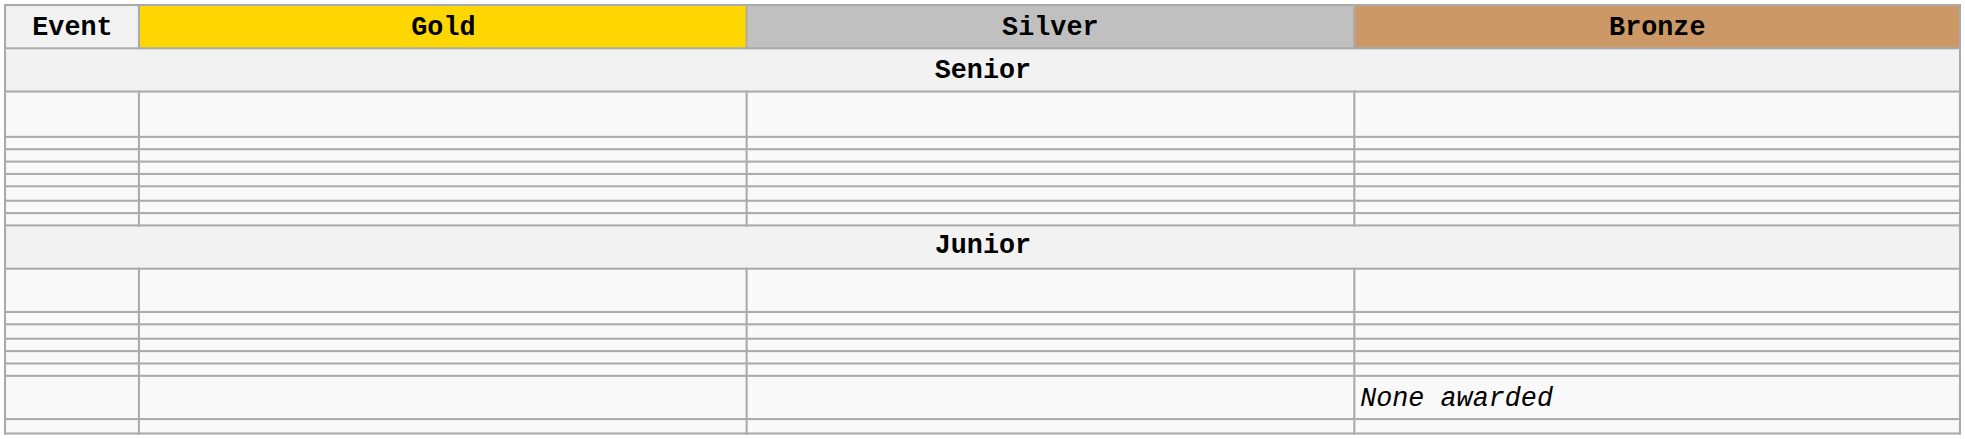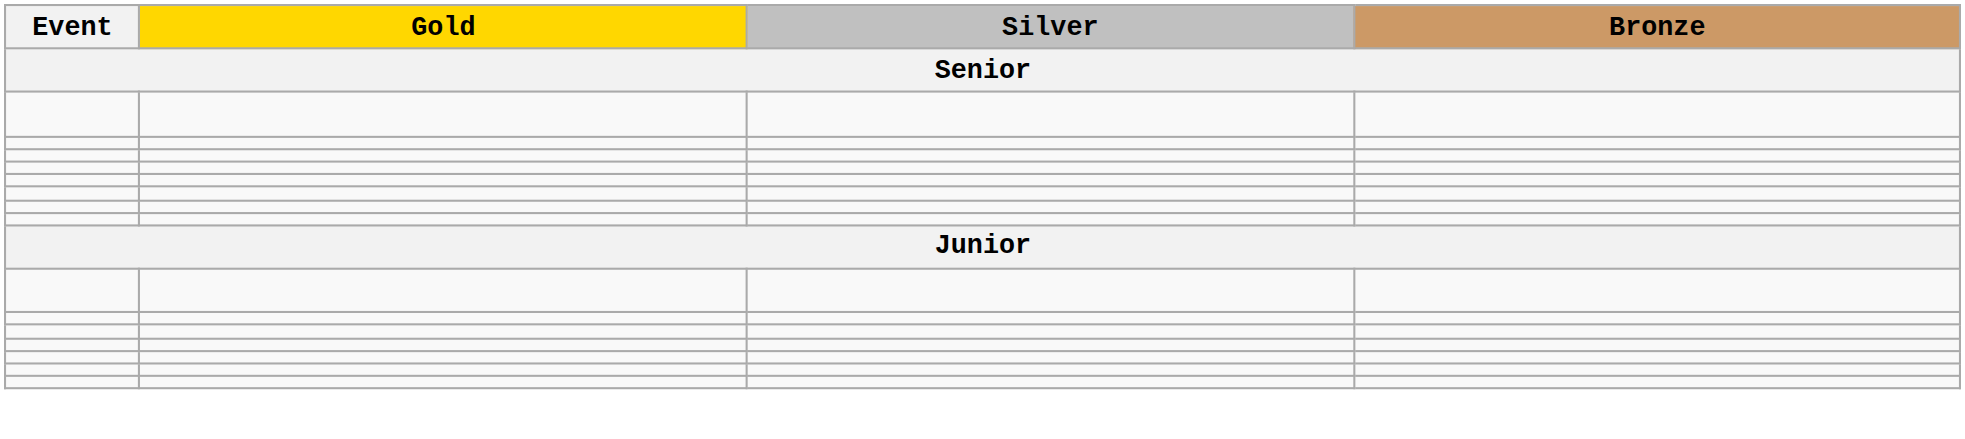- row: (72, 398)
